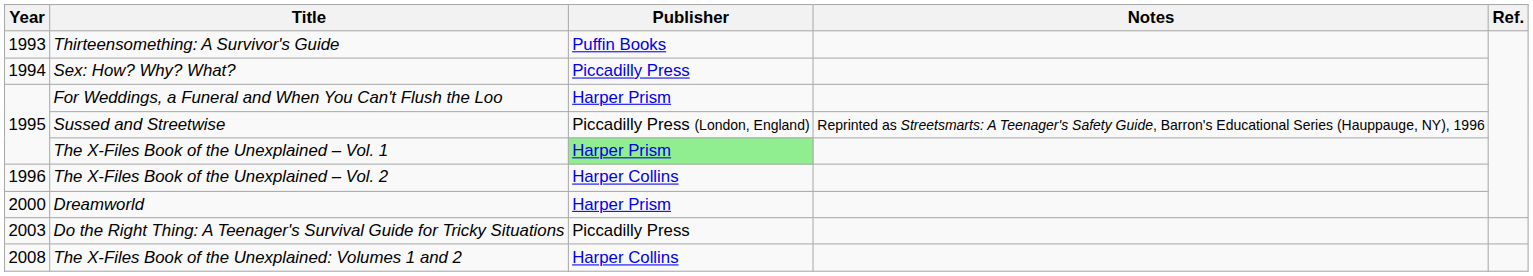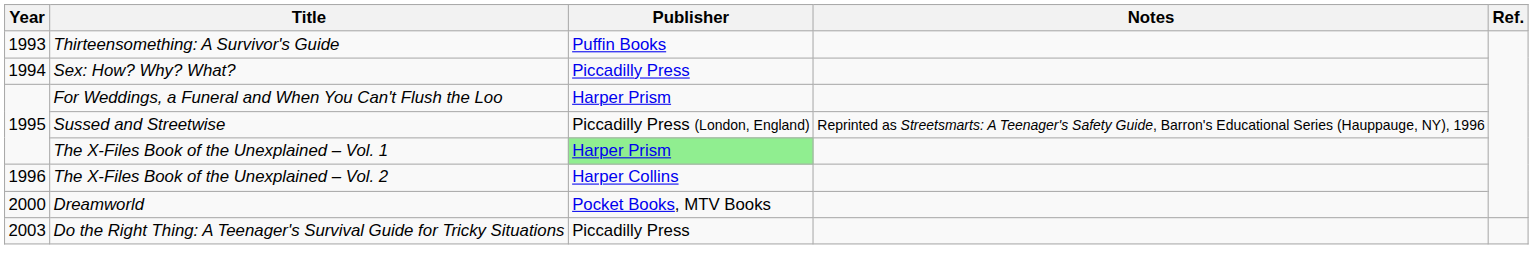(622, 204) Harper Prism -> (672, 204) Pocket Books, MTV Books
- row: (258, 257)
